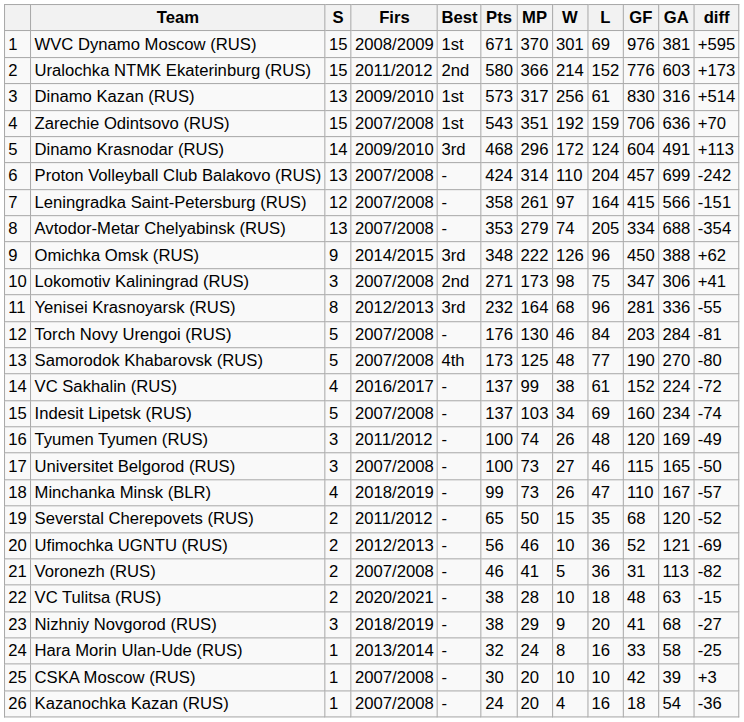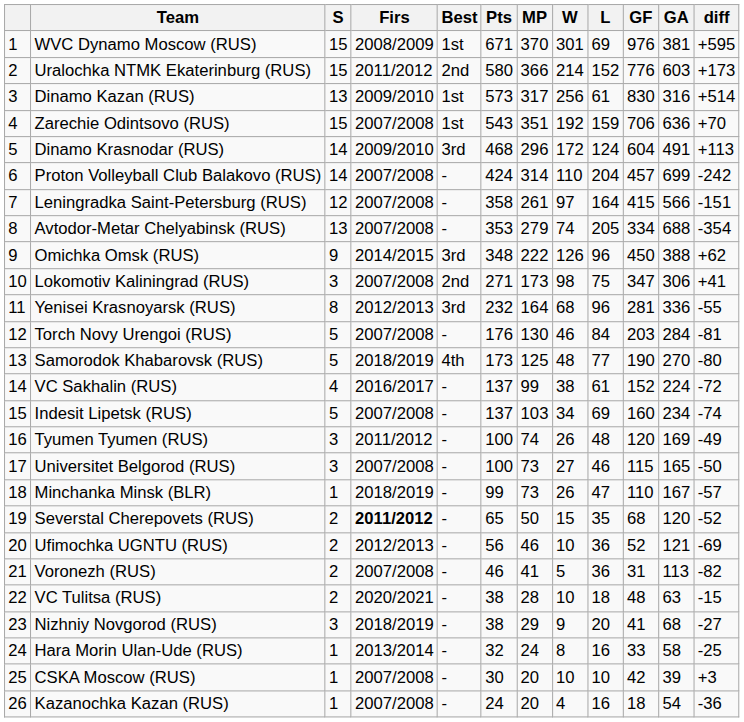(338, 176) 13 -> (338, 176) 14
(394, 360) 2007/2008 -> (394, 360) 2018/2019
(334, 492) 4 -> (334, 492) 1
(394, 519) normal -> (394, 519) bold
